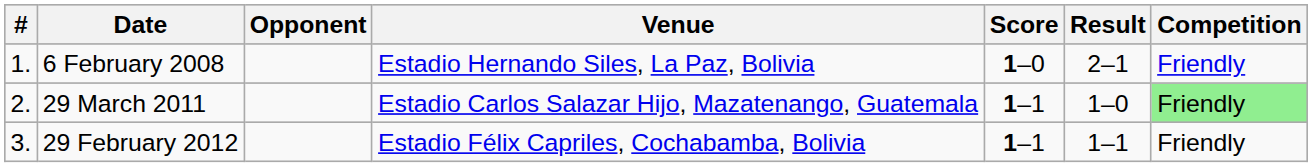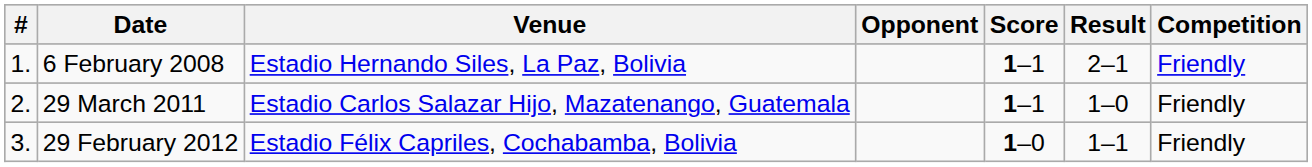columns swapped: (678, 25) <-> (308, 25)
(1024, 64) 1–0 -> (1024, 64) 1–1
(1201, 103) lightgreen background -> (1201, 103) no background
(1024, 142) 1–1 -> (1024, 142) 1–0
